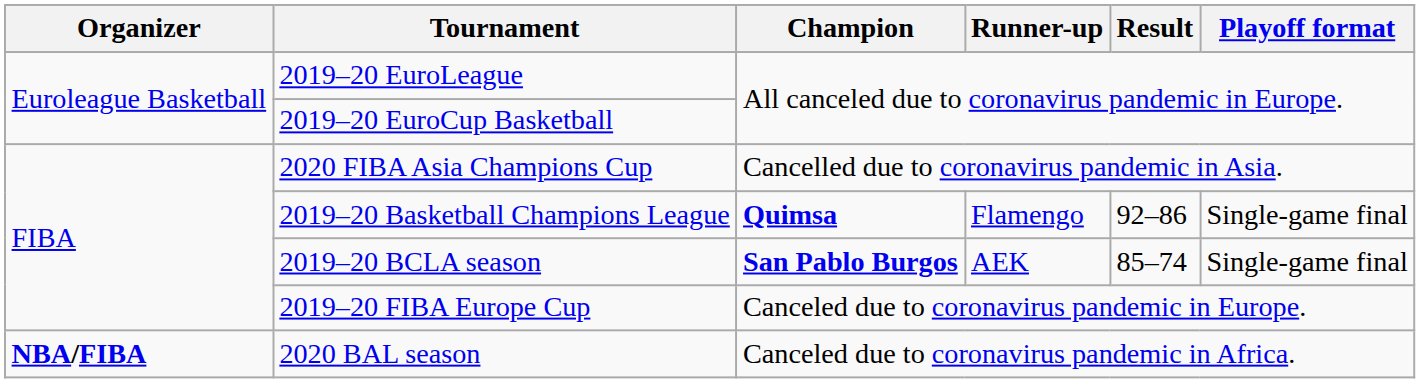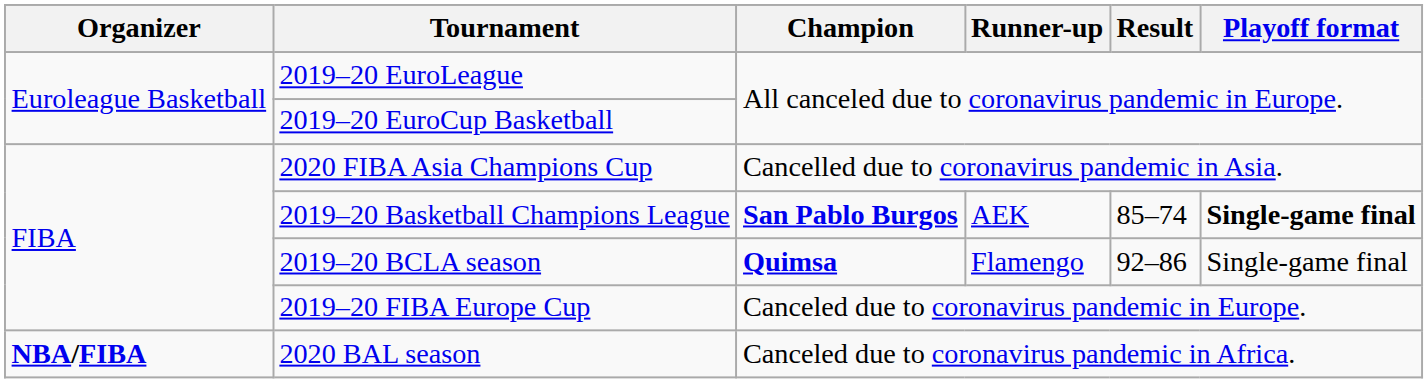(790, 214) Quimsa -> (850, 214) San Pablo Burgos
(1027, 214) Flamengo -> (1000, 214) AEK
(1152, 214) 92–86 -> (1152, 214) 85–74
(1307, 214) normal -> (1311, 214) bold
(850, 260) San Pablo Burgos -> (790, 260) Quimsa
(1000, 260) AEK -> (1027, 260) Flamengo
(1152, 260) 85–74 -> (1152, 260) 92–86
